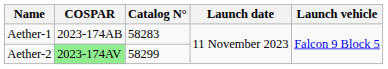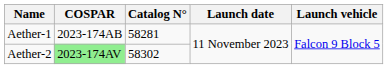(144, 34) 58283 -> (144, 34) 58281
(144, 53) 58299 -> (144, 53) 58302
